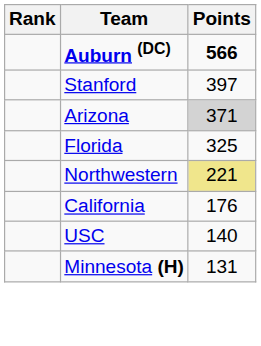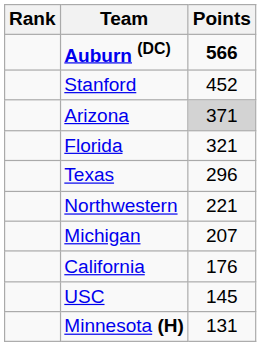(222, 85) 397 -> (222, 85) 452
(222, 145) 325 -> (222, 145) 321
+ row: (89, 175)
(222, 175) khaki background -> (222, 205) no background
+ row: (102, 236)
(222, 236) 140 -> (222, 296) 145
